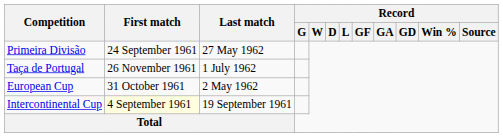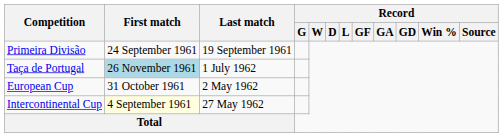(233, 50) 27 May 1962 -> (247, 50) 19 September 1961
(152, 68) no background -> (152, 68) lightblue background
(247, 104) 19 September 1961 -> (233, 104) 27 May 1962
